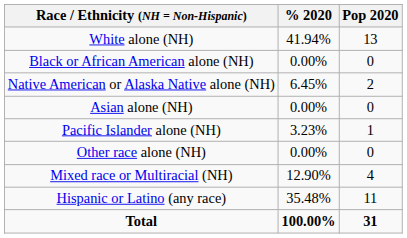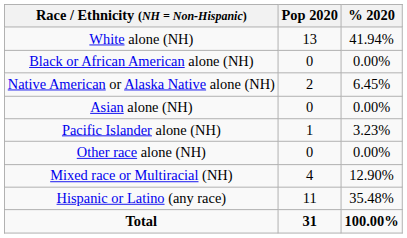columns swapped: (370, 15) <-> (309, 15)
